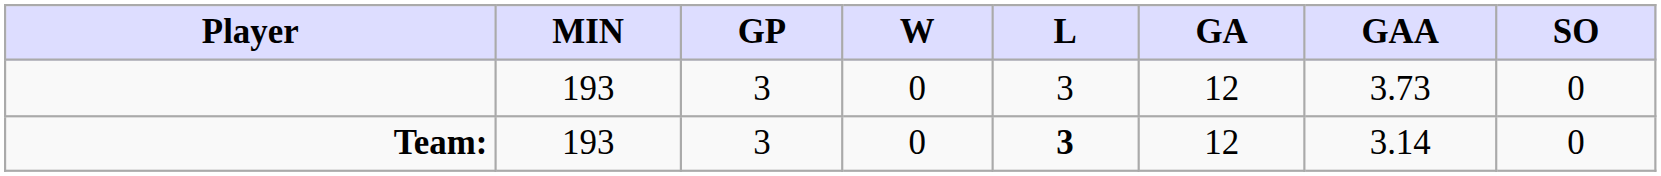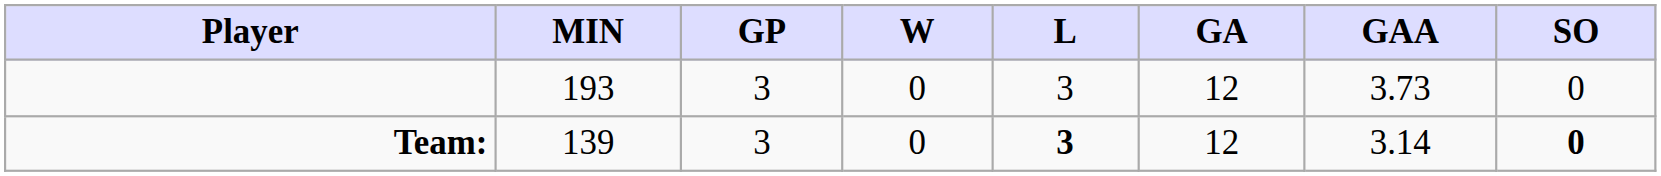(588, 142) 193 -> (588, 142) 139
(1576, 142) normal -> (1576, 142) bold
